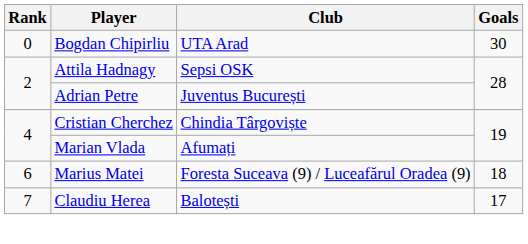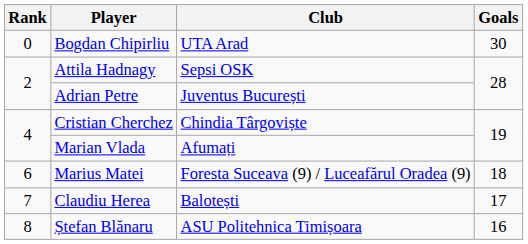+ row: (104, 226)
